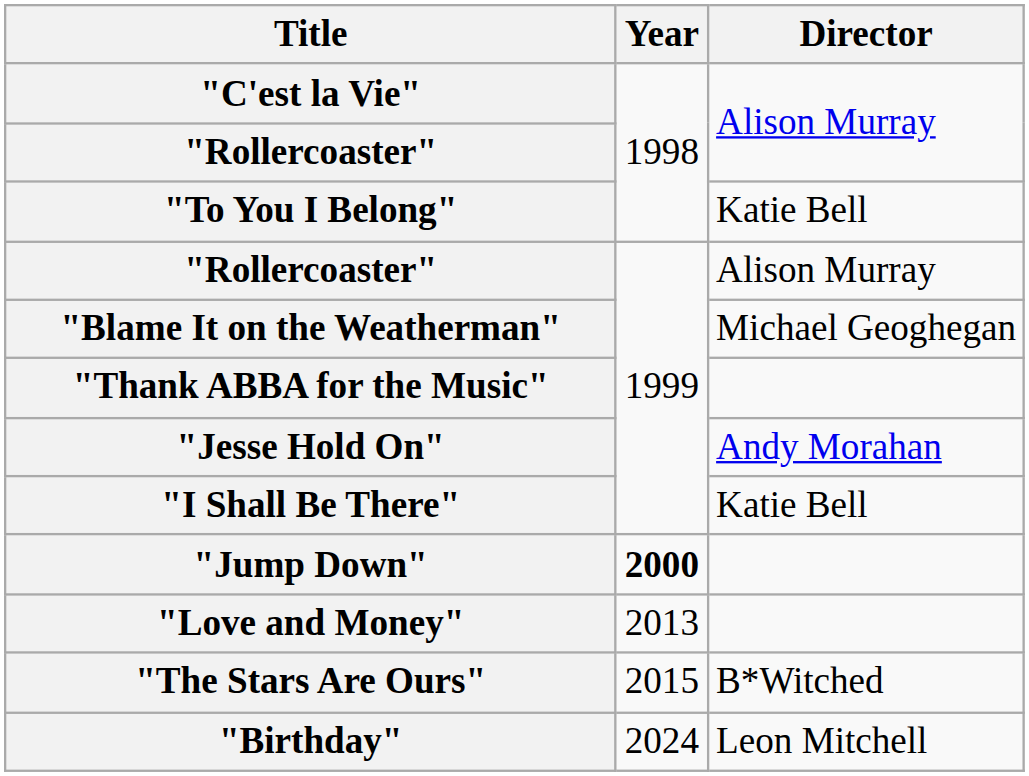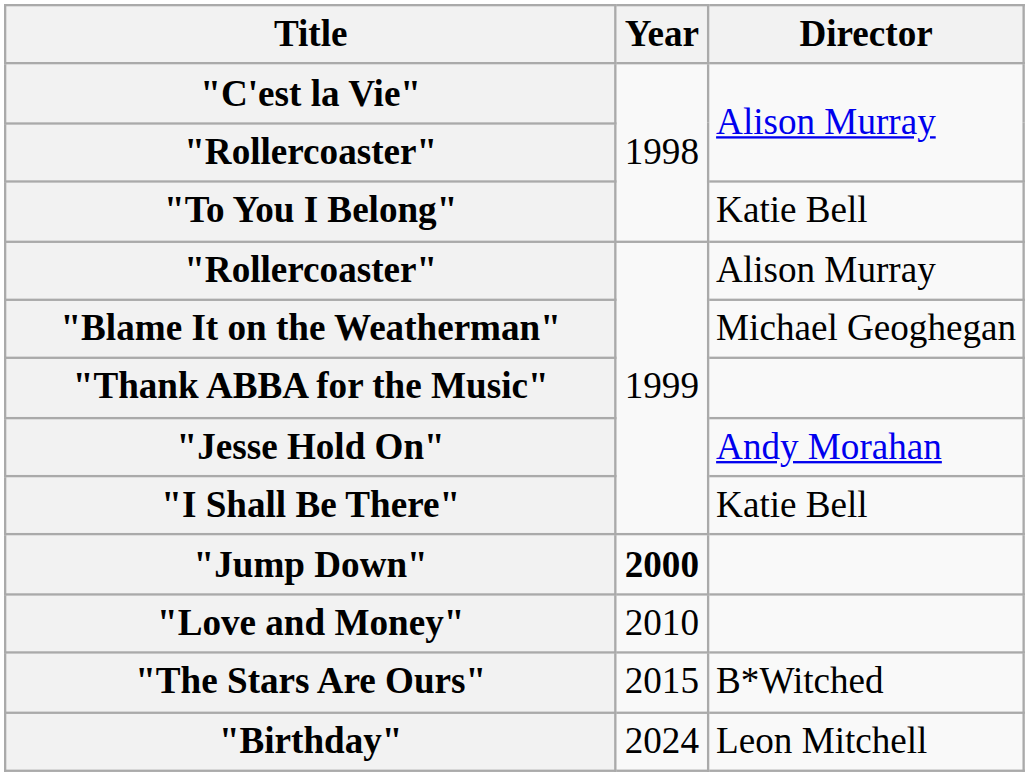(662, 622) 2013 -> (662, 622) 2010
